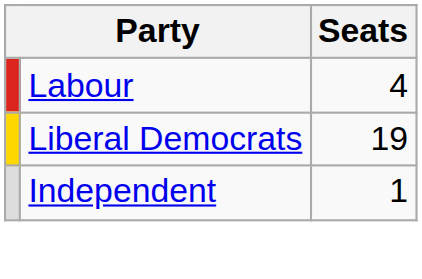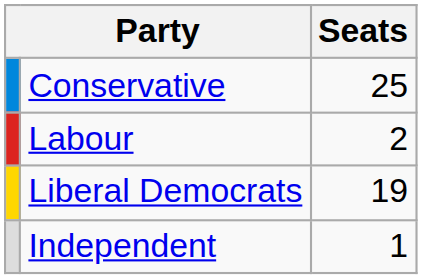+ row: (127, 84)
(399, 84) 4 -> (399, 138) 2
